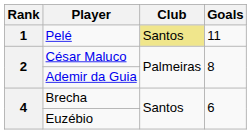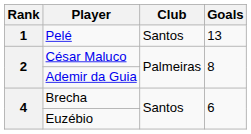(163, 35) khaki background -> (163, 35) no background
(214, 35) 11 -> (214, 35) 13
